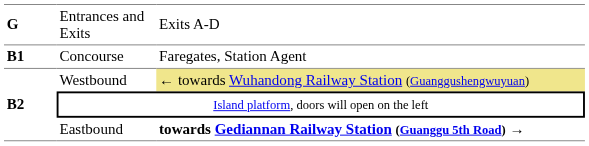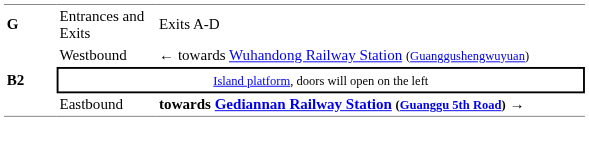- row: (92, 56)
(344, 80) khaki background -> (344, 55) no background
